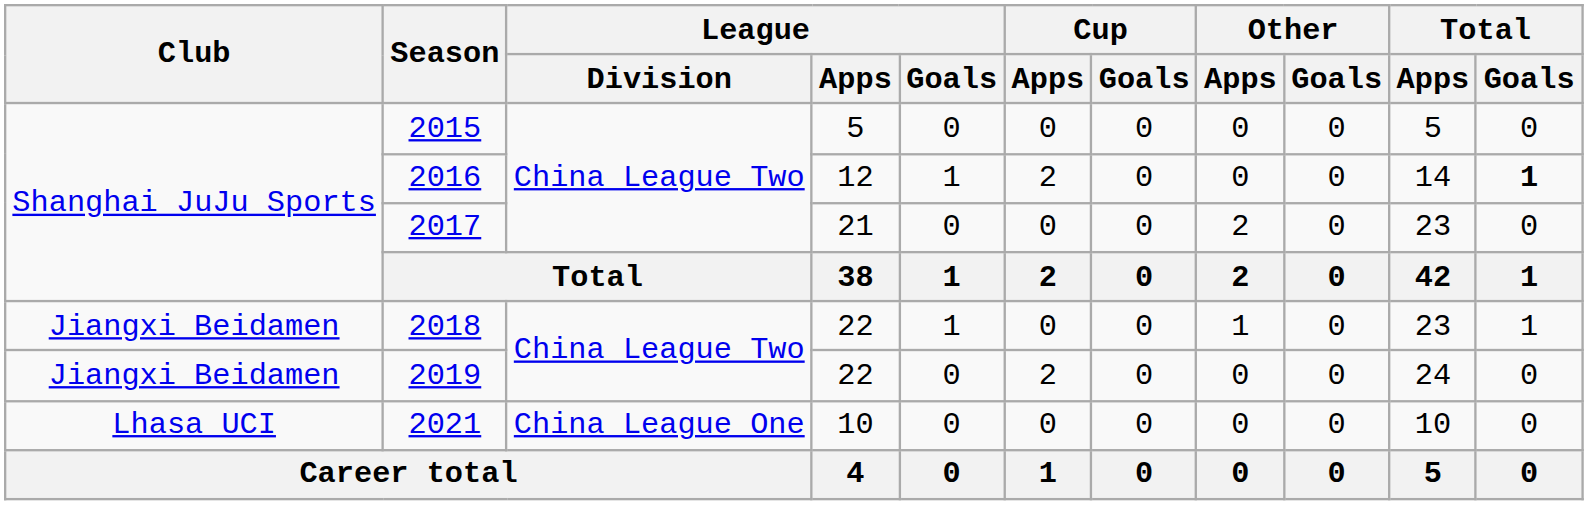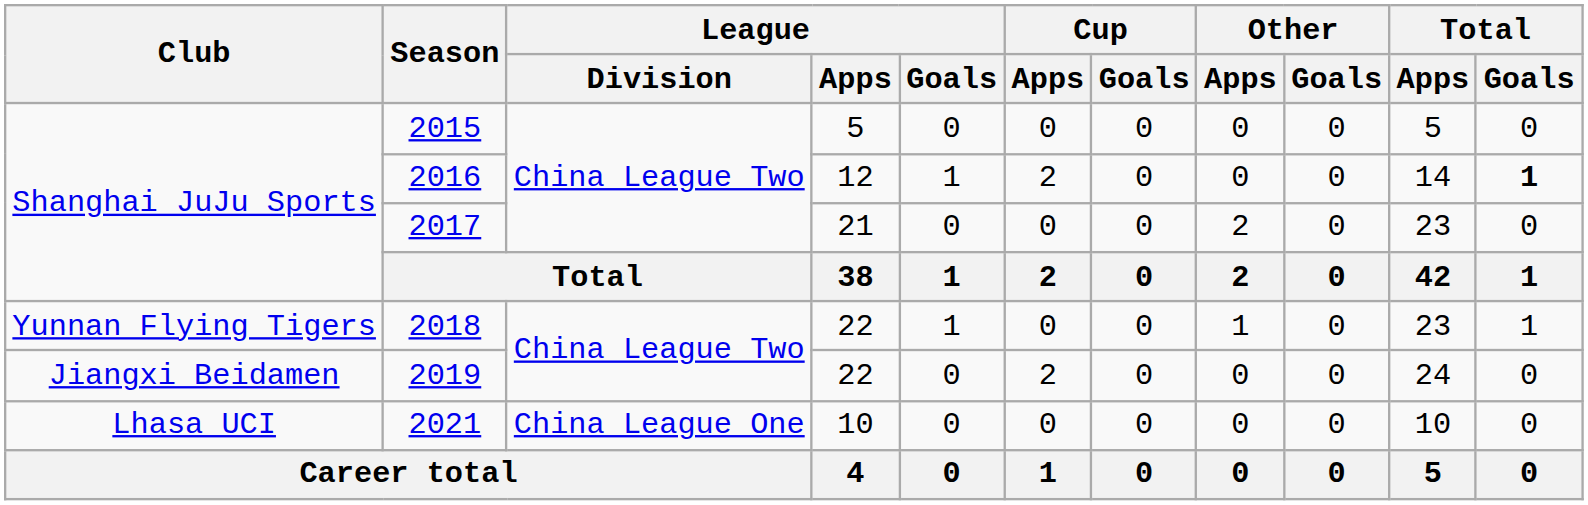(194, 326) Jiangxi Beidamen -> (194, 326) Yunnan Flying Tigers
